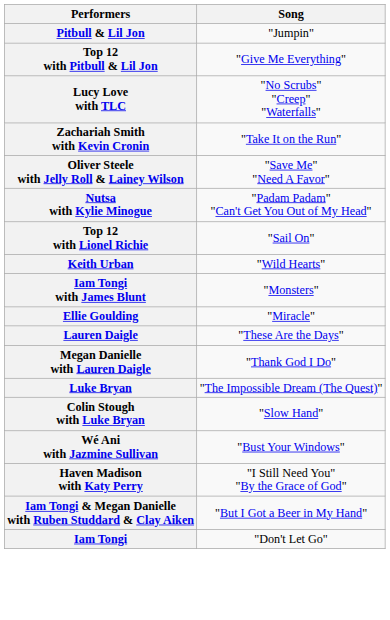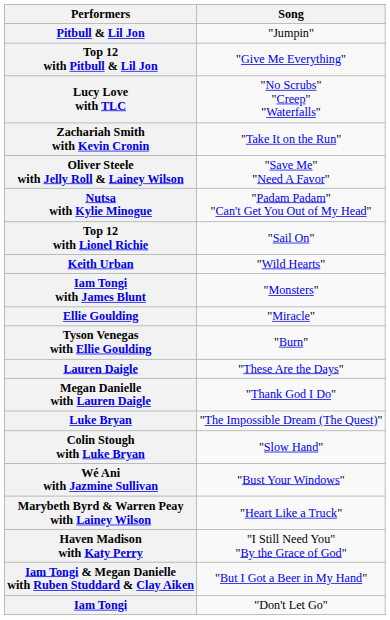+ row: (101, 342)
+ row: (101, 512)
